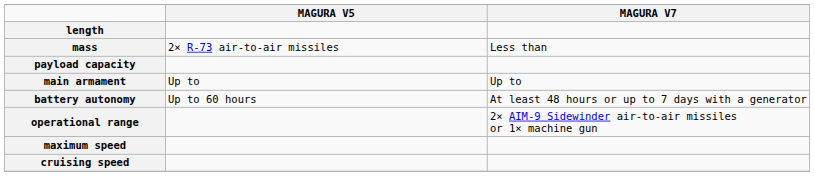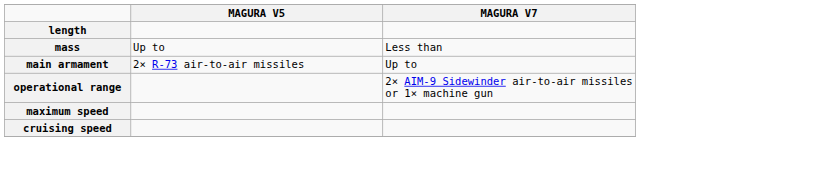(254, 47) 2× R-73 air-to-air missiles -> (149, 47) Up to
- row: (85, 64)
(184, 82) Up to -> (219, 64) 2× R-73 air-to-air missiles
- row: (85, 99)
